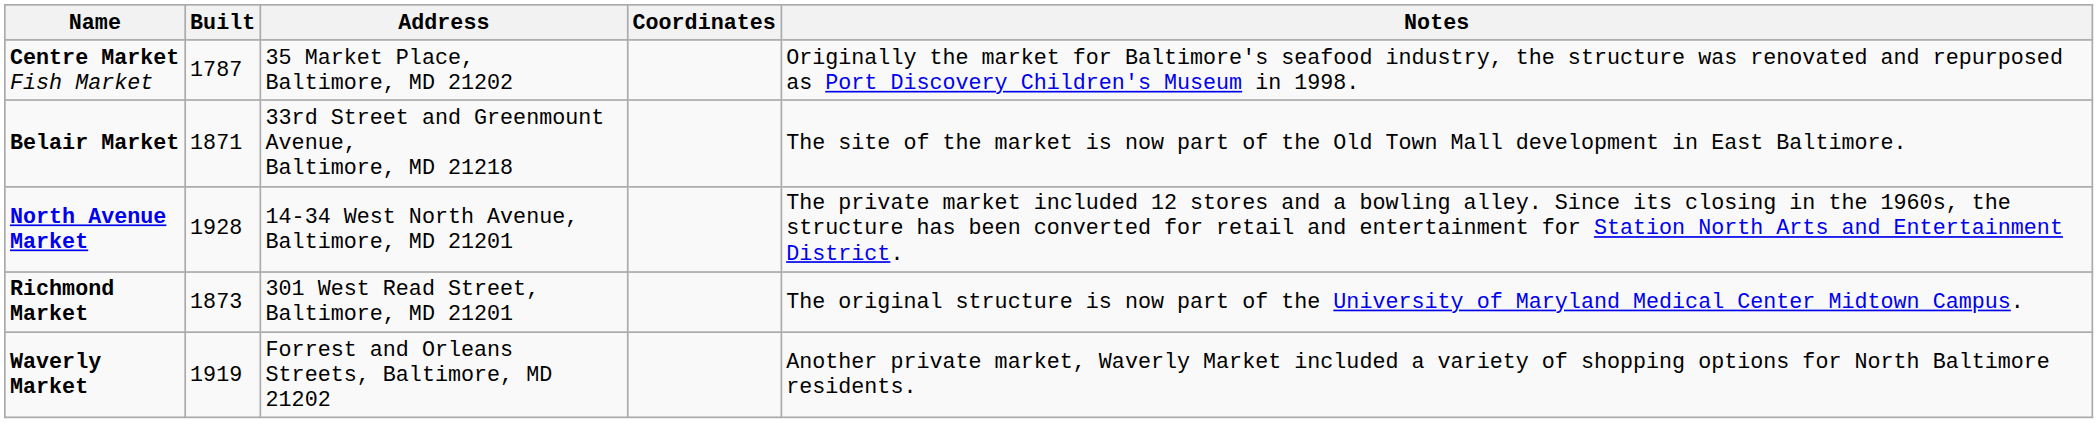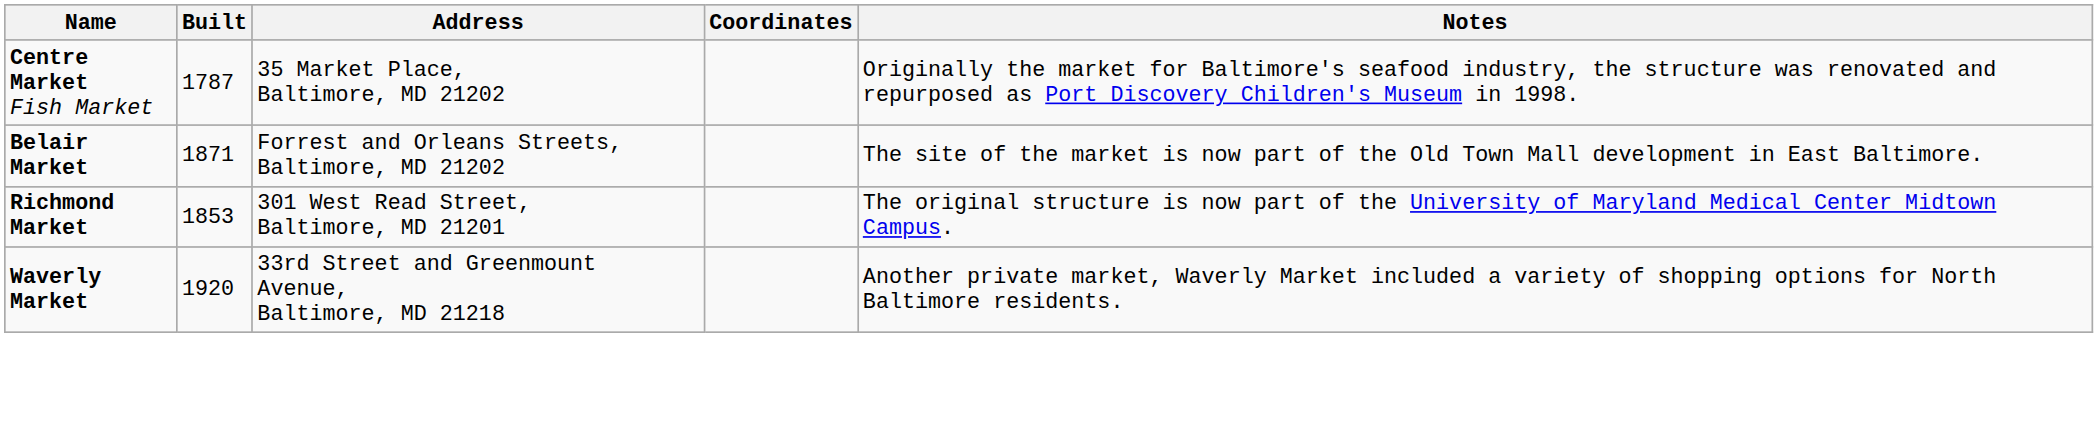(435, 143) 33rd Street and Greenmount Avenue, Baltimore, MD 21218 -> (440, 156) Forrest and Orleans Streets, Baltimore, MD 21202
- row: (88, 229)
(216, 302) 1873 -> (208, 216) 1853
(216, 375) 1919 -> (208, 289) 1920
(409, 375) Forrest and Orleans Streets, Baltimore, MD 21202 -> (427, 289) 33rd Street and Greenmount Avenue, Baltimore, MD 21218
